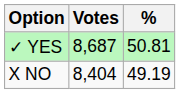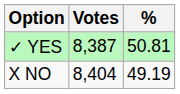(95, 46) 8,687 -> (95, 46) 8,387
